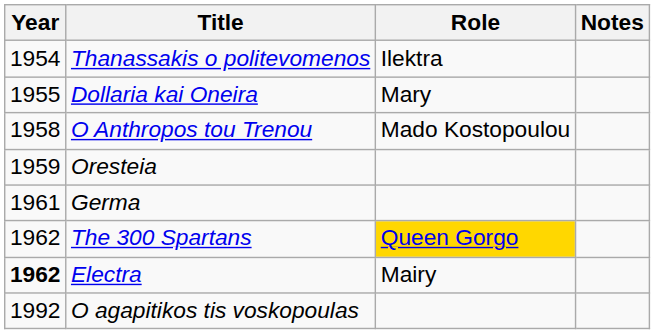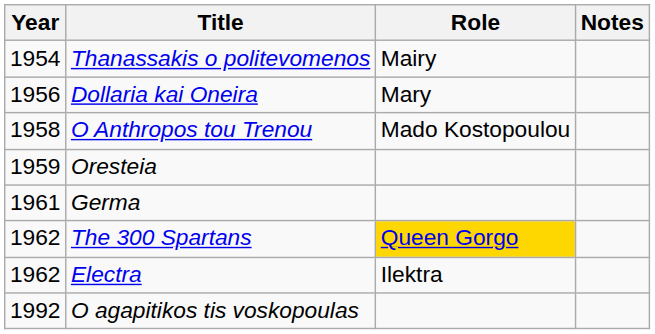(412, 58) Ilektra -> (409, 58) Mairy
(35, 94) 1955 -> (35, 94) 1956
(35, 274) bold -> (35, 274) normal
(409, 274) Mairy -> (412, 274) Ilektra
